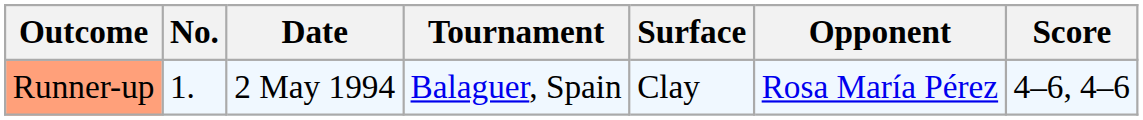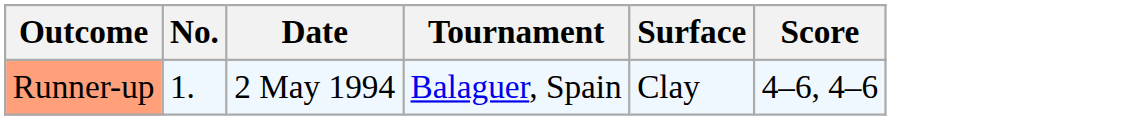- column: (880, 32)
